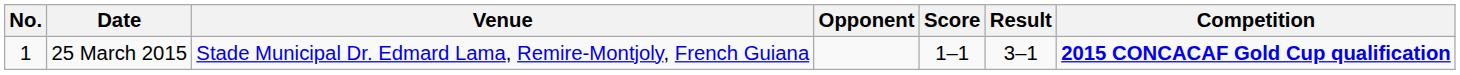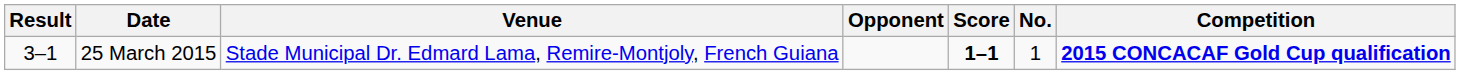columns swapped: (26, 20) <-> (1021, 20)
(952, 52) normal -> (981, 52) bold
